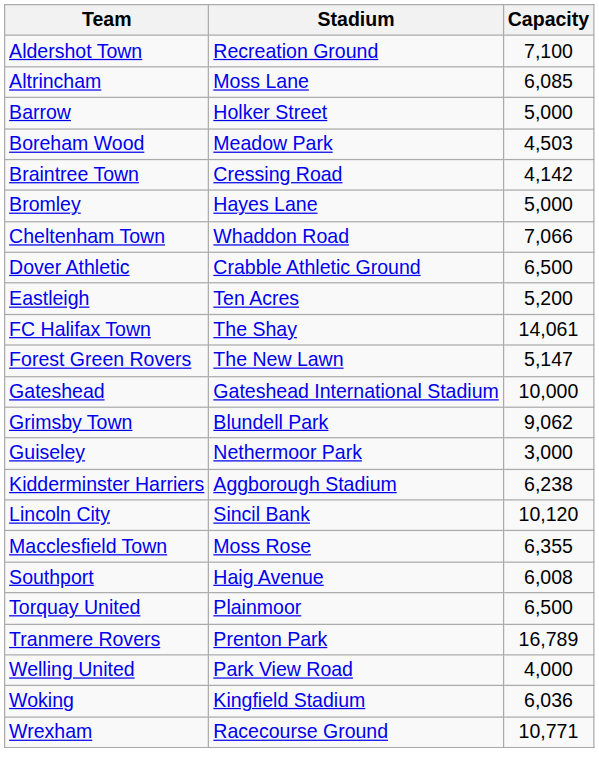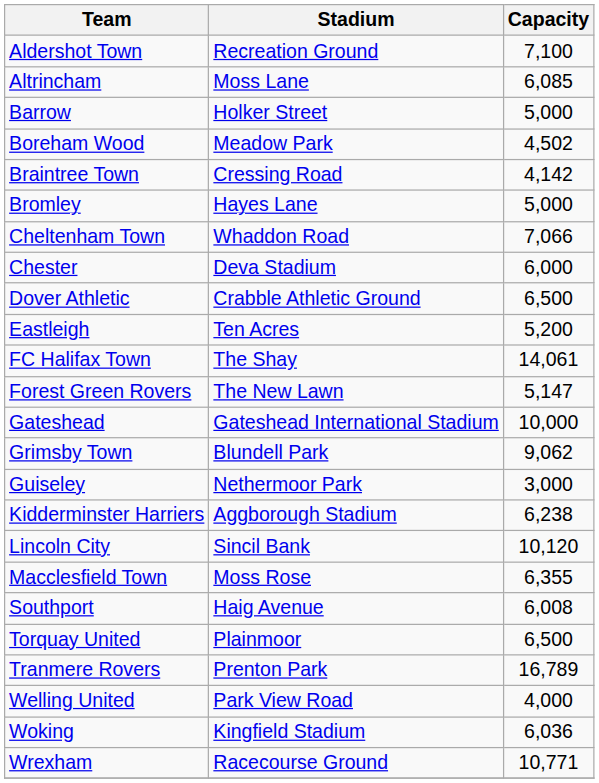(548, 143) 4,503 -> (548, 143) 4,502
+ row: (43, 267)
